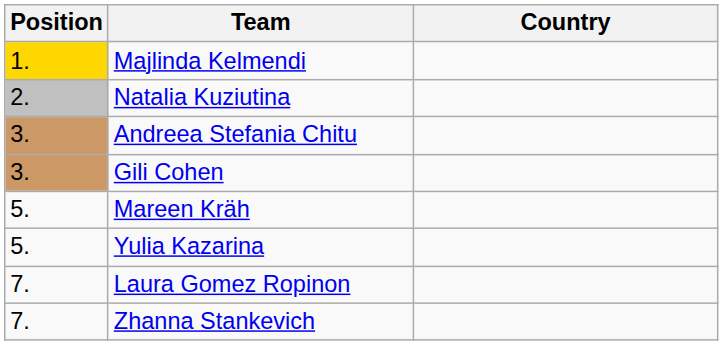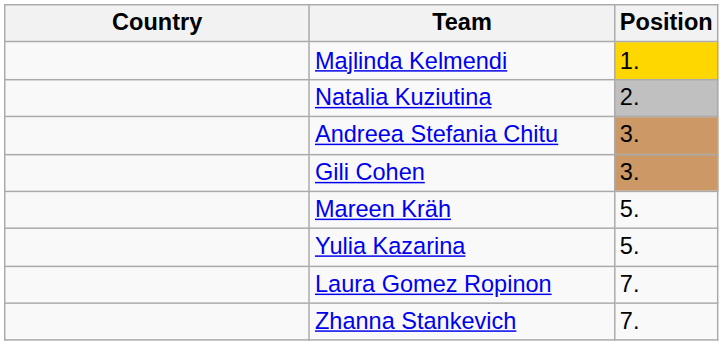columns swapped: (57, 23) <-> (566, 23)
